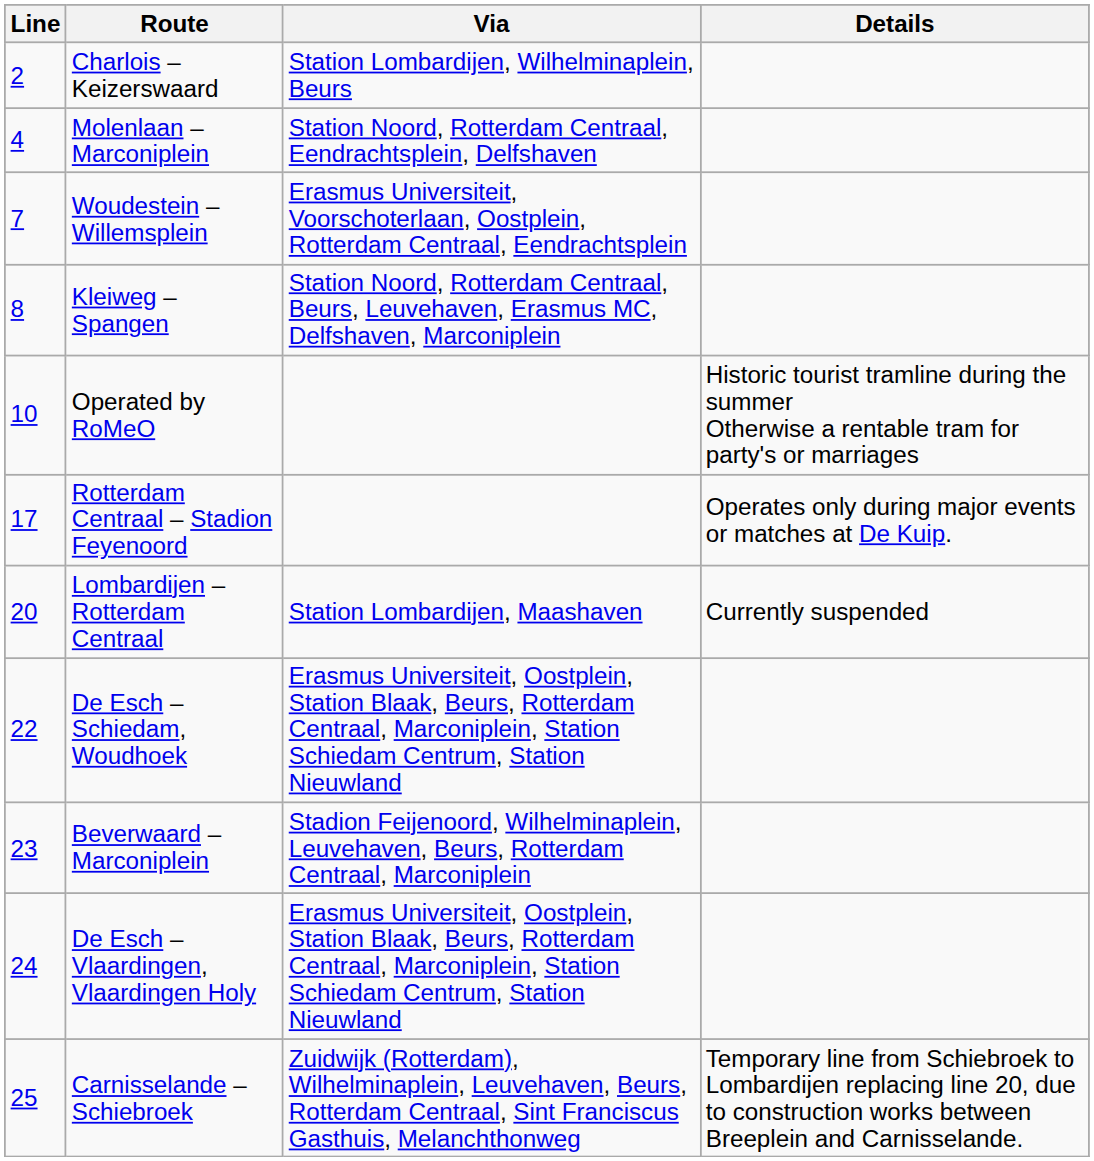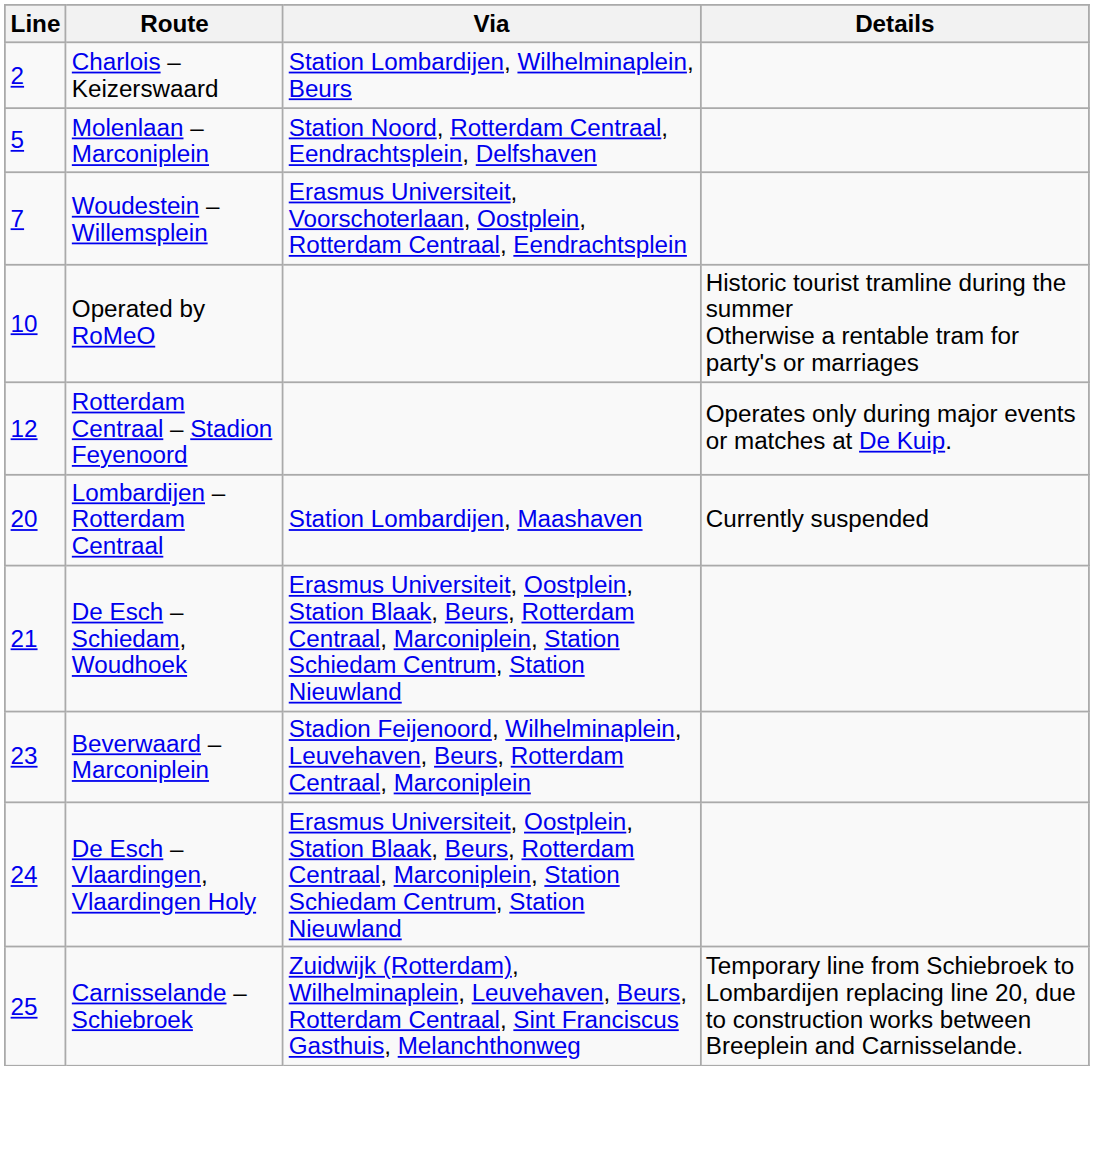(17, 140) 4 -> (17, 140) 5
- row: (124, 310)
(24, 520) 17 -> (24, 428) 12
(24, 729) 22 -> (24, 638) 21
